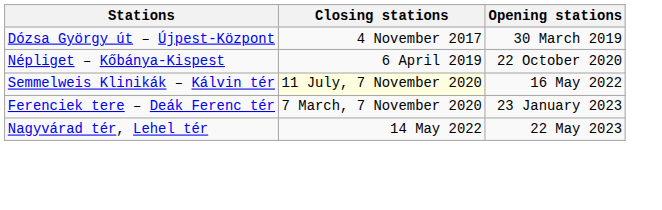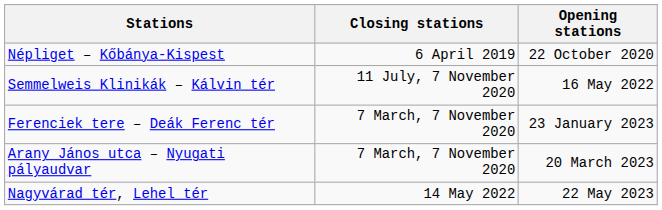- row: (141, 39)
(382, 84) lightyellow background -> (436, 85) no background
+ row: (116, 163)
